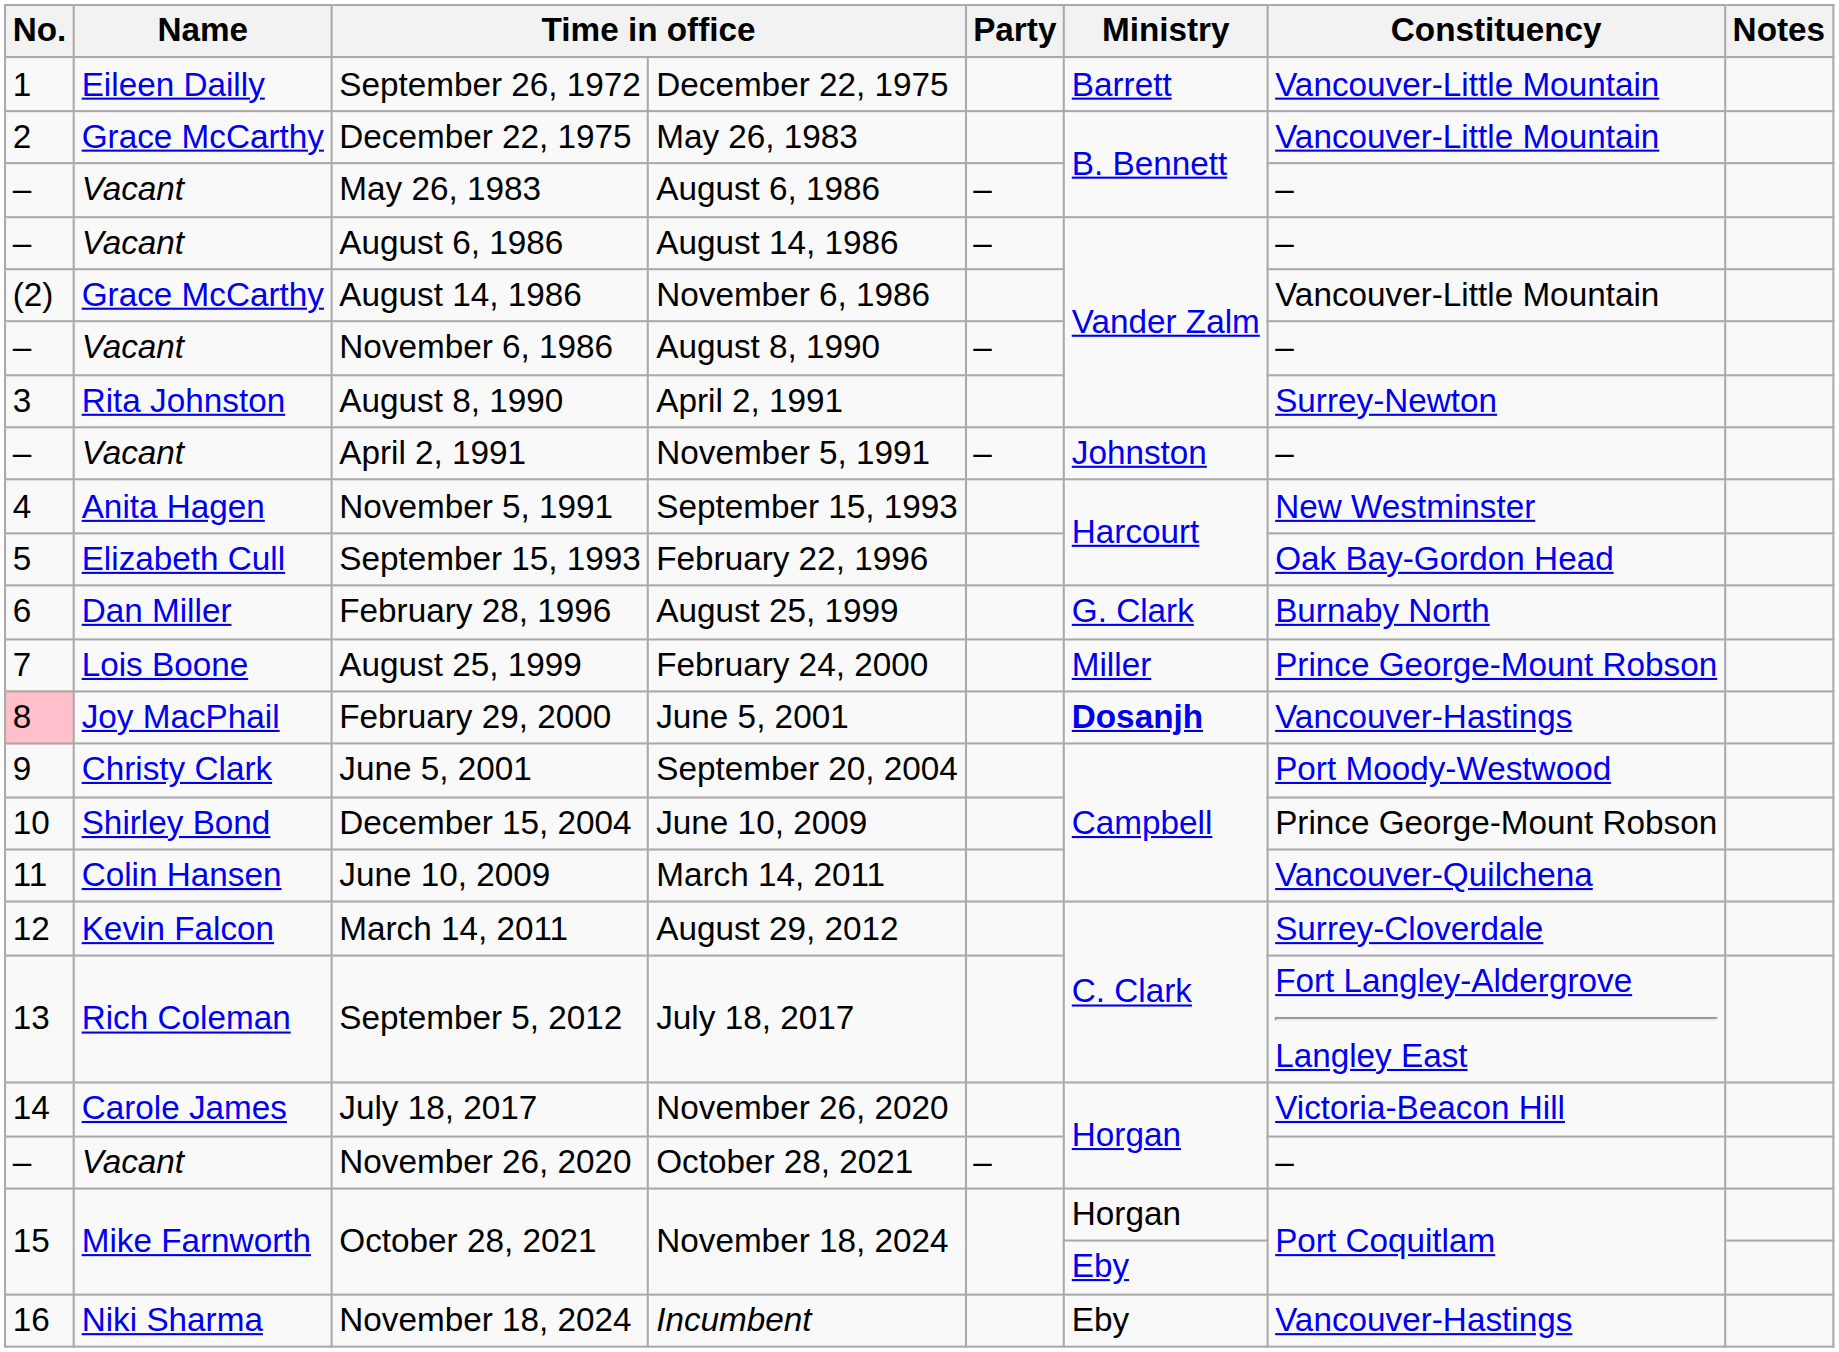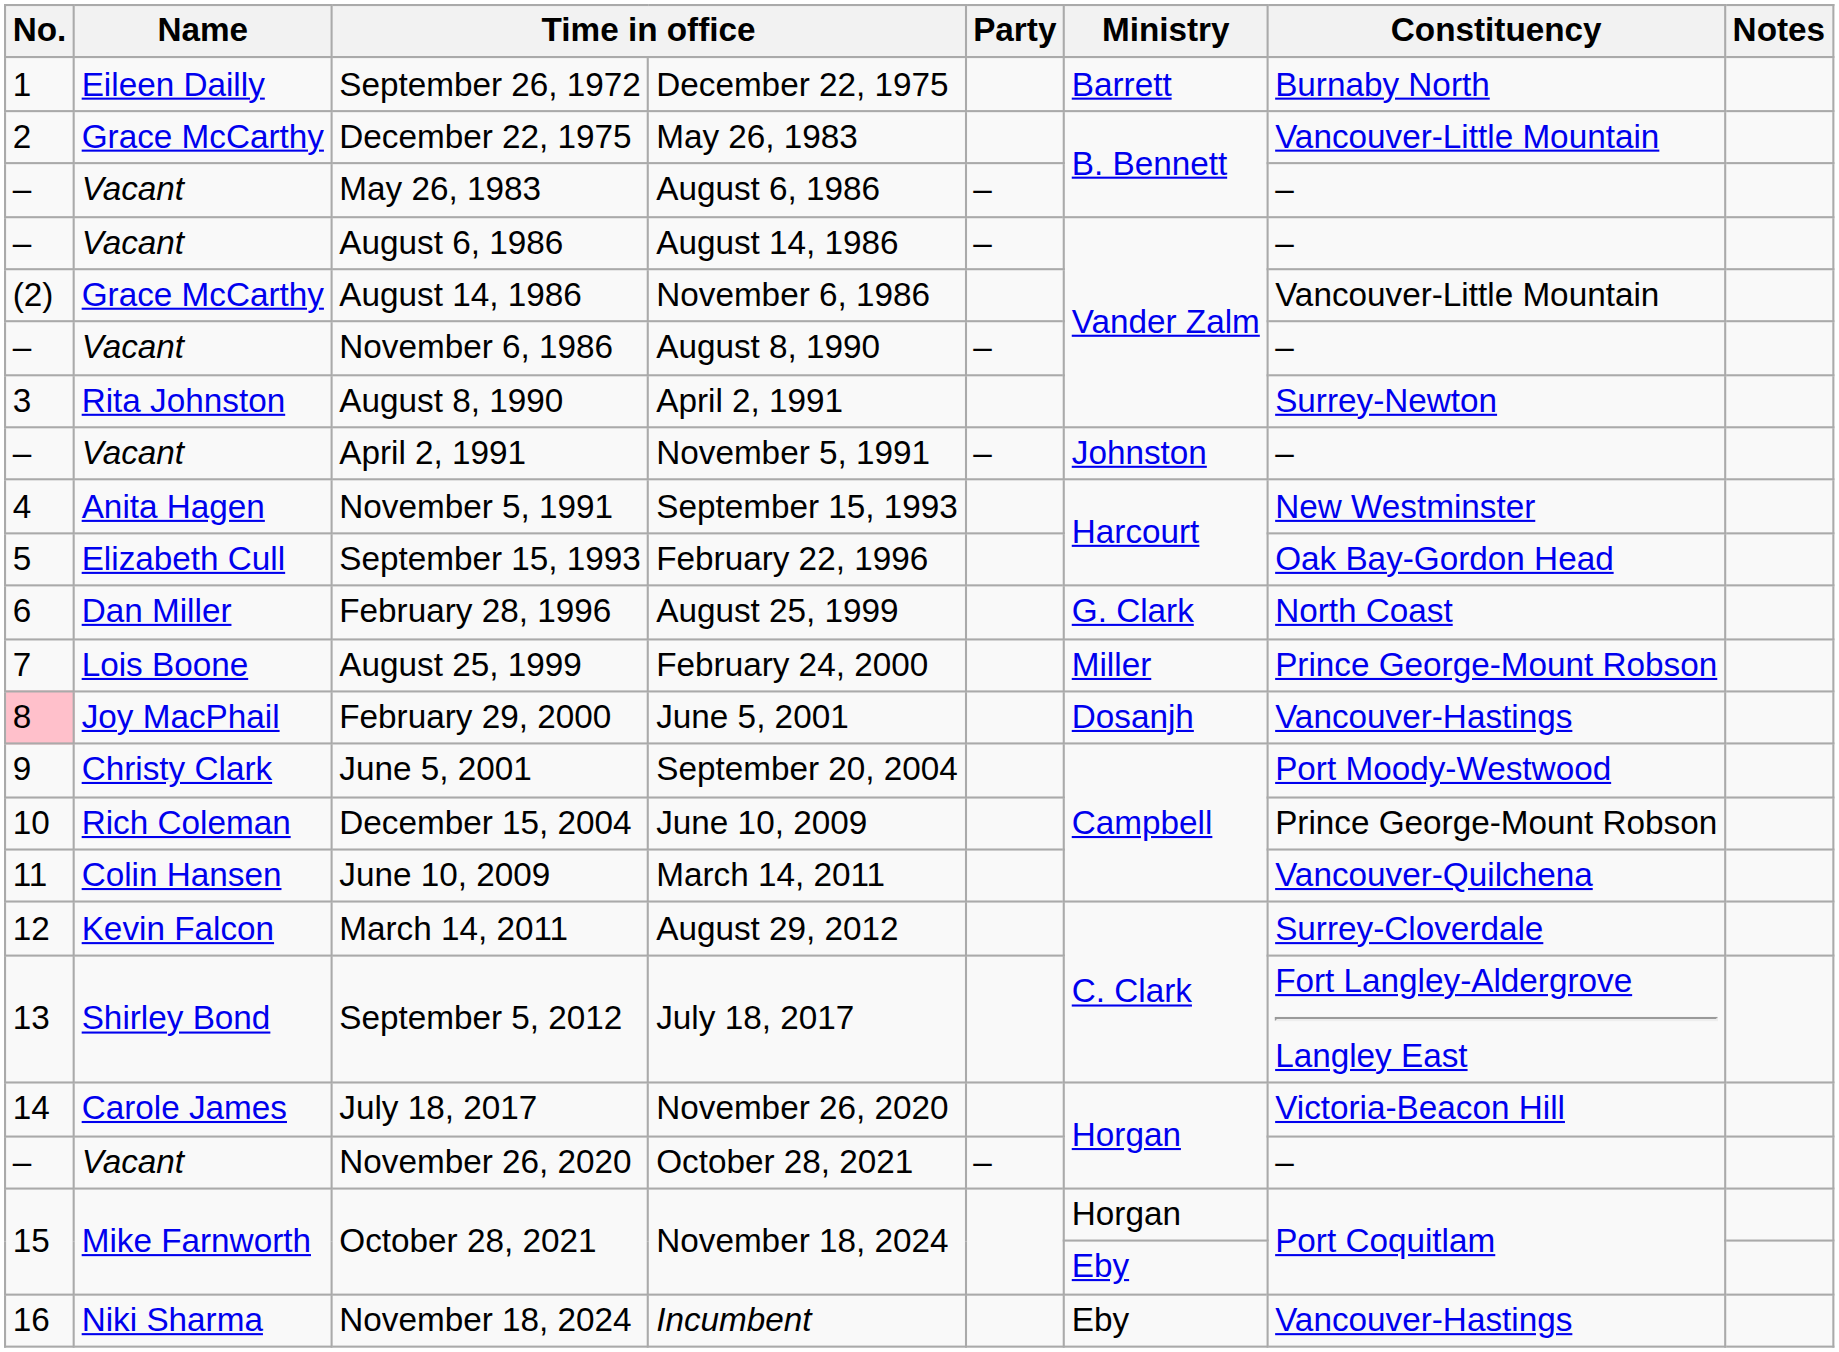(1467, 83) Vancouver-Little Mountain -> (1382, 83) Burnaby North
(1382, 611) Burnaby North -> (1364, 611) North Coast
(1137, 717) bold -> (1133, 717) normal
(176, 822) Shirley Bond -> (186, 822) Rich Coleman
(186, 1018) Rich Coleman -> (176, 1018) Shirley Bond
